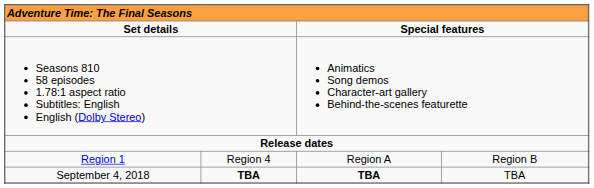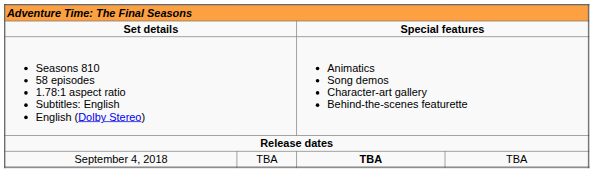- row: (103, 159)
(249, 175) bold -> (267, 159) normal
